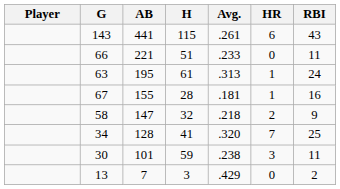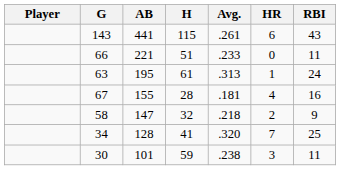(272, 94) 1 -> (272, 94) 4
- row: (101, 174)
